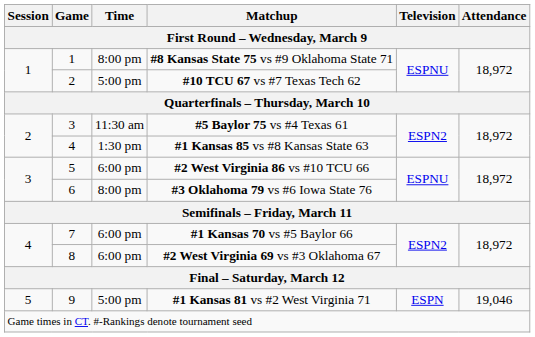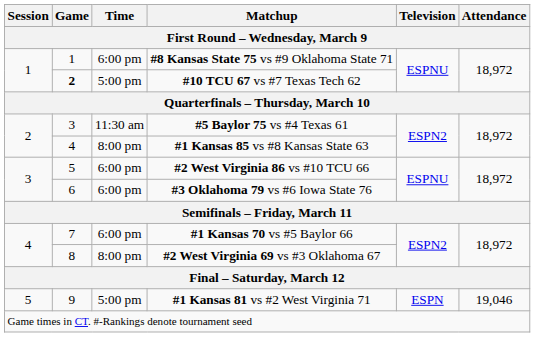(120, 59) 8:00 pm -> (120, 59) 6:00 pm
(72, 81) normal -> (72, 81) bold
(120, 146) 1:30 pm -> (120, 146) 8:00 pm
(120, 190) 8:00 pm -> (120, 190) 6:00 pm
(120, 256) 6:00 pm -> (120, 256) 8:00 pm
